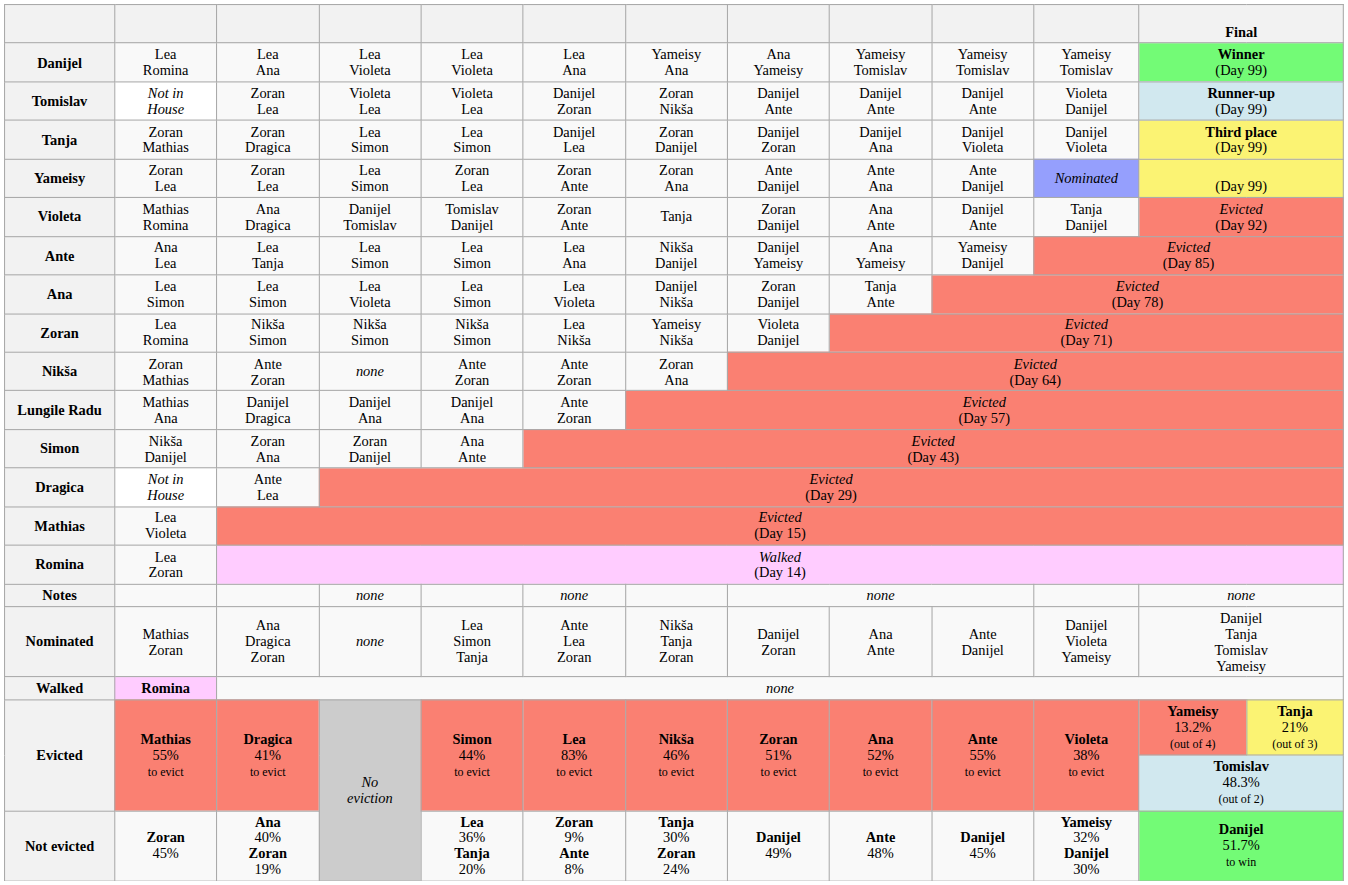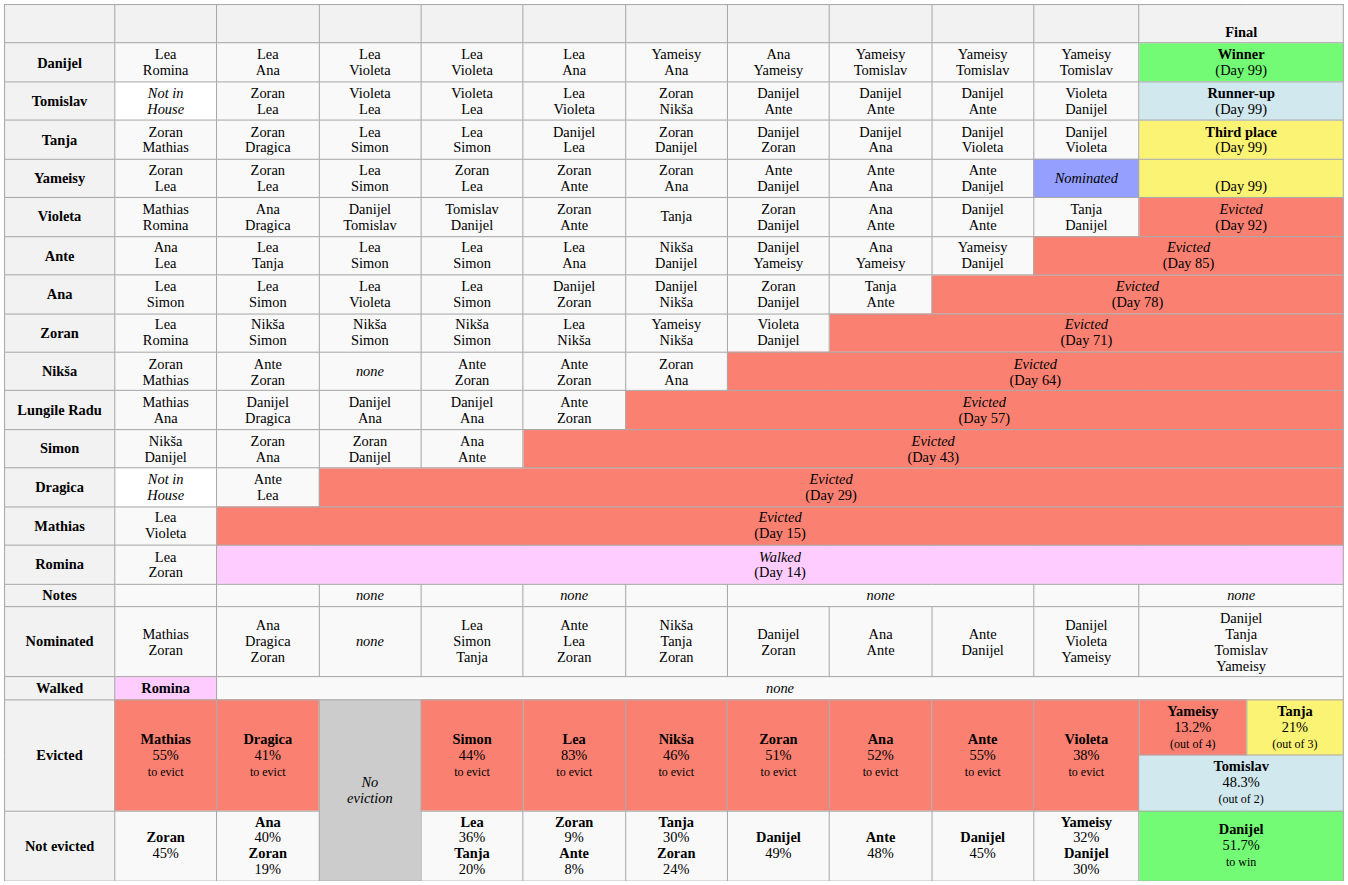(574, 101) Danijel Zoran -> (574, 101) Lea Violeta
(574, 294) Lea Violeta -> (574, 294) Danijel Zoran
